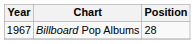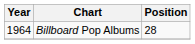(19, 30) 1967 -> (19, 30) 1964
